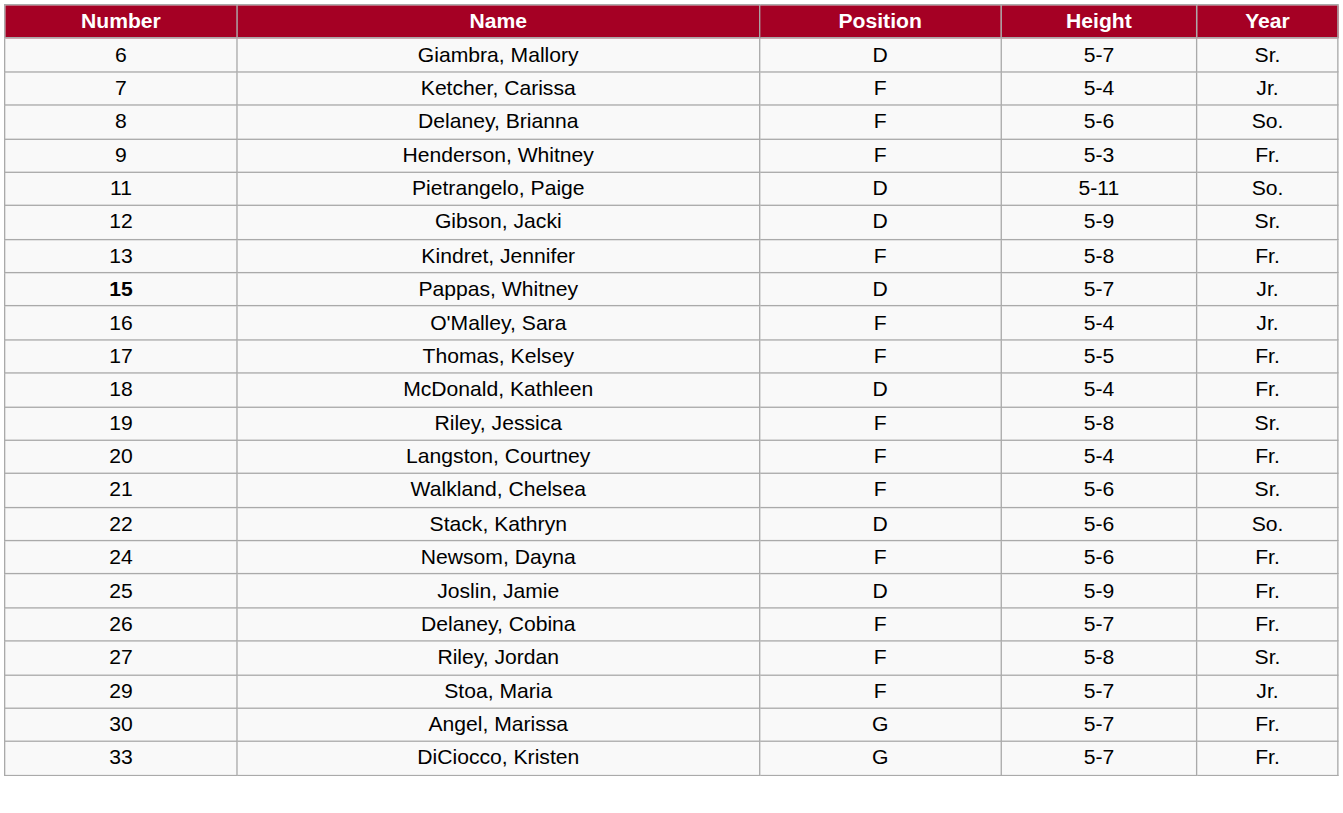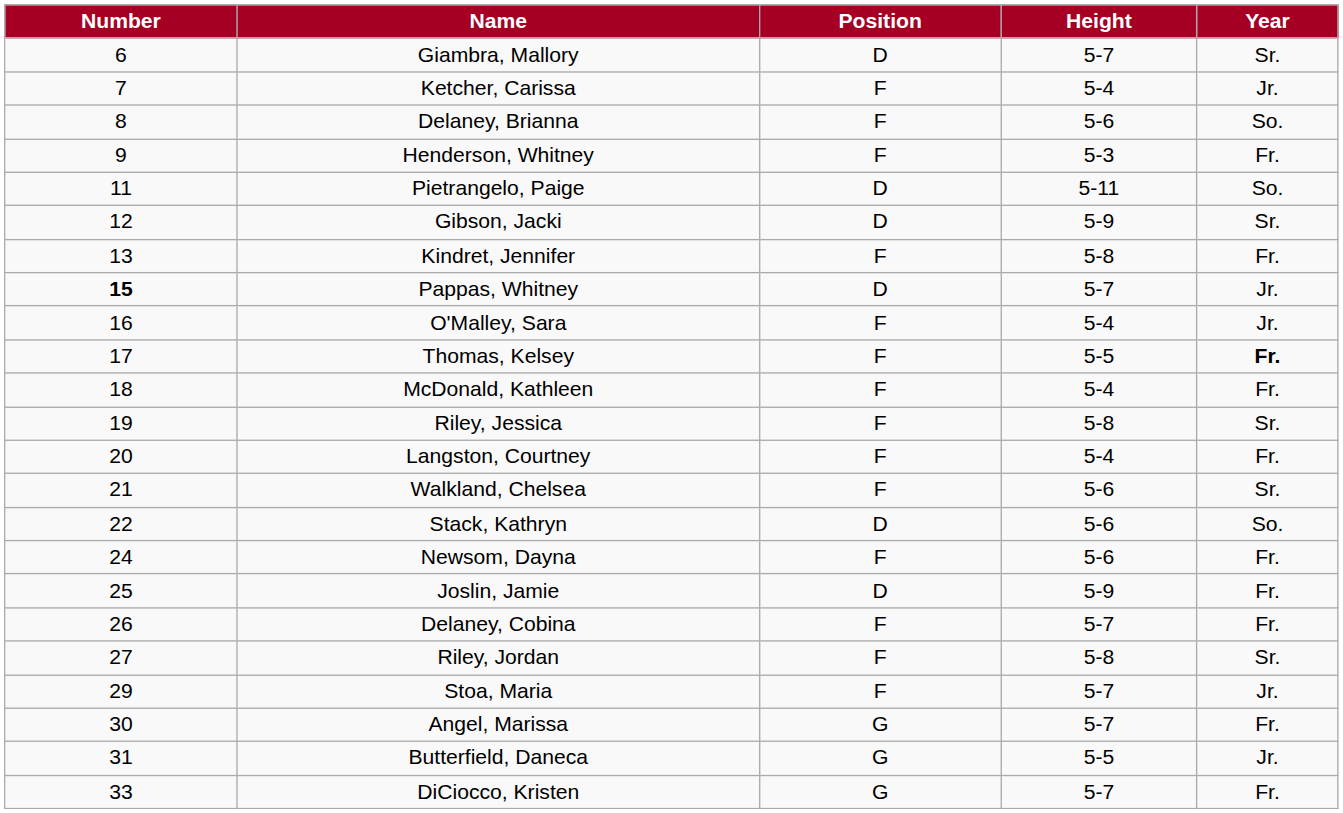(1267, 356) normal -> (1267, 356) bold
(880, 389) D -> (880, 389) F
+ row: (498, 758)
